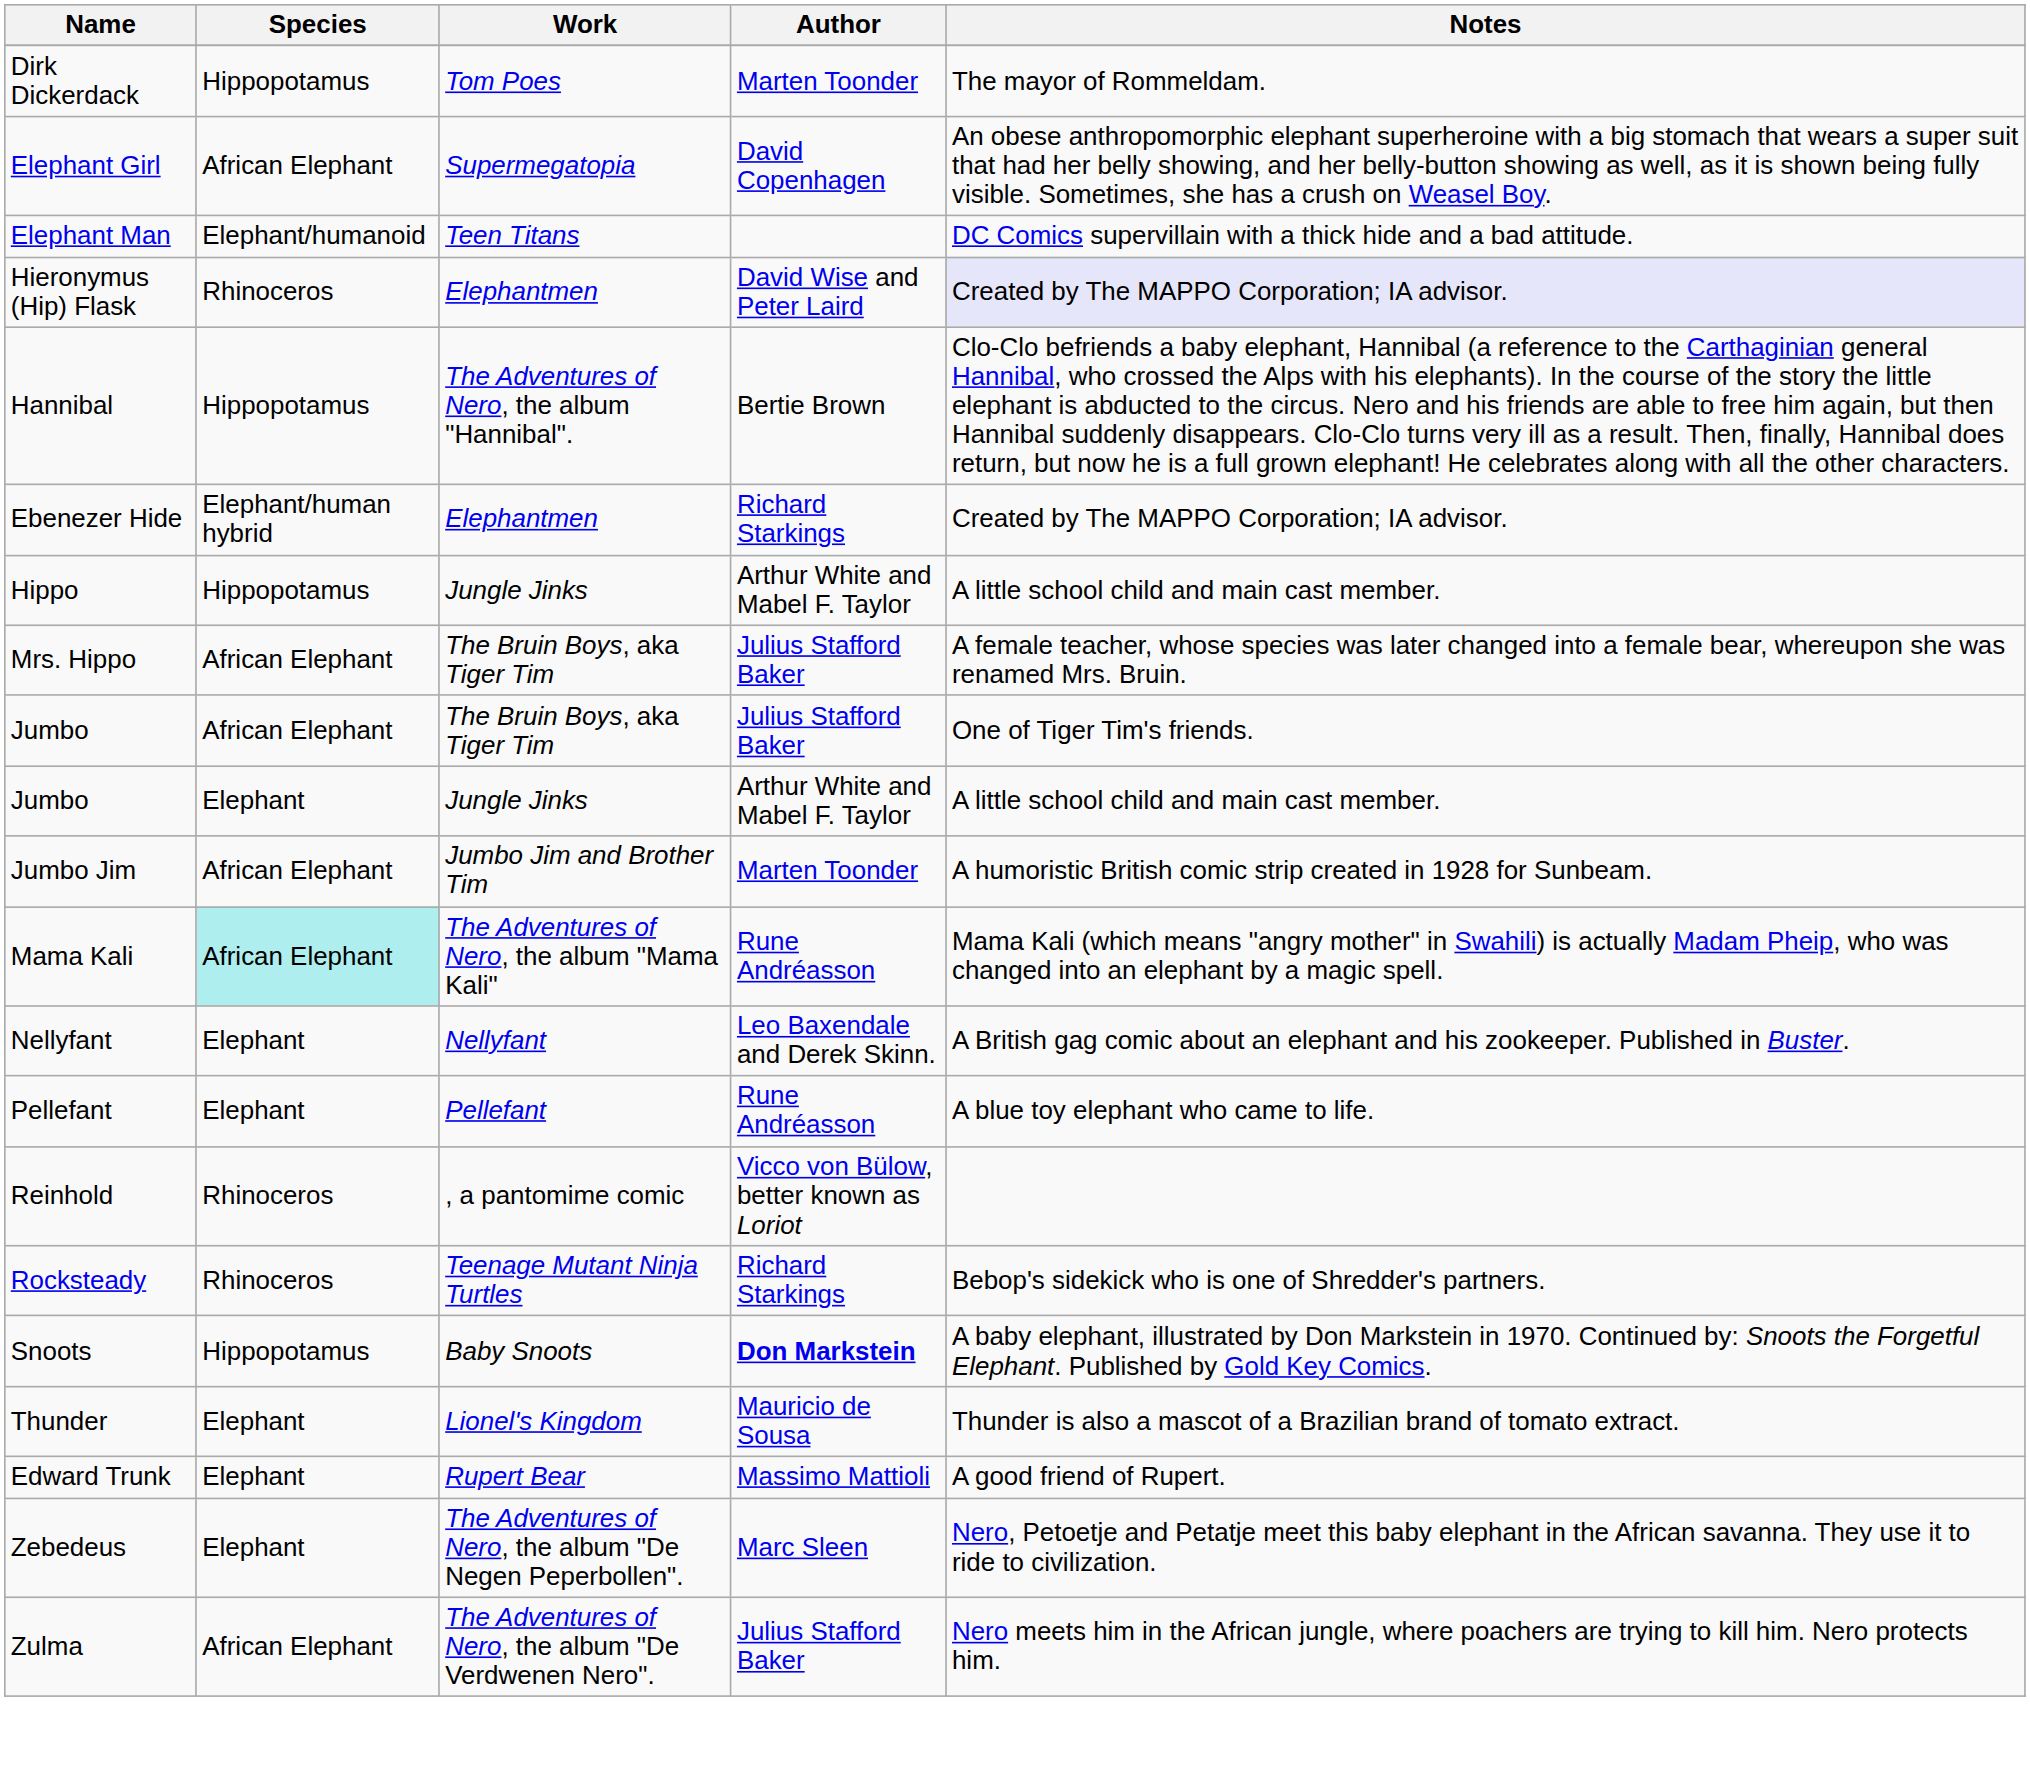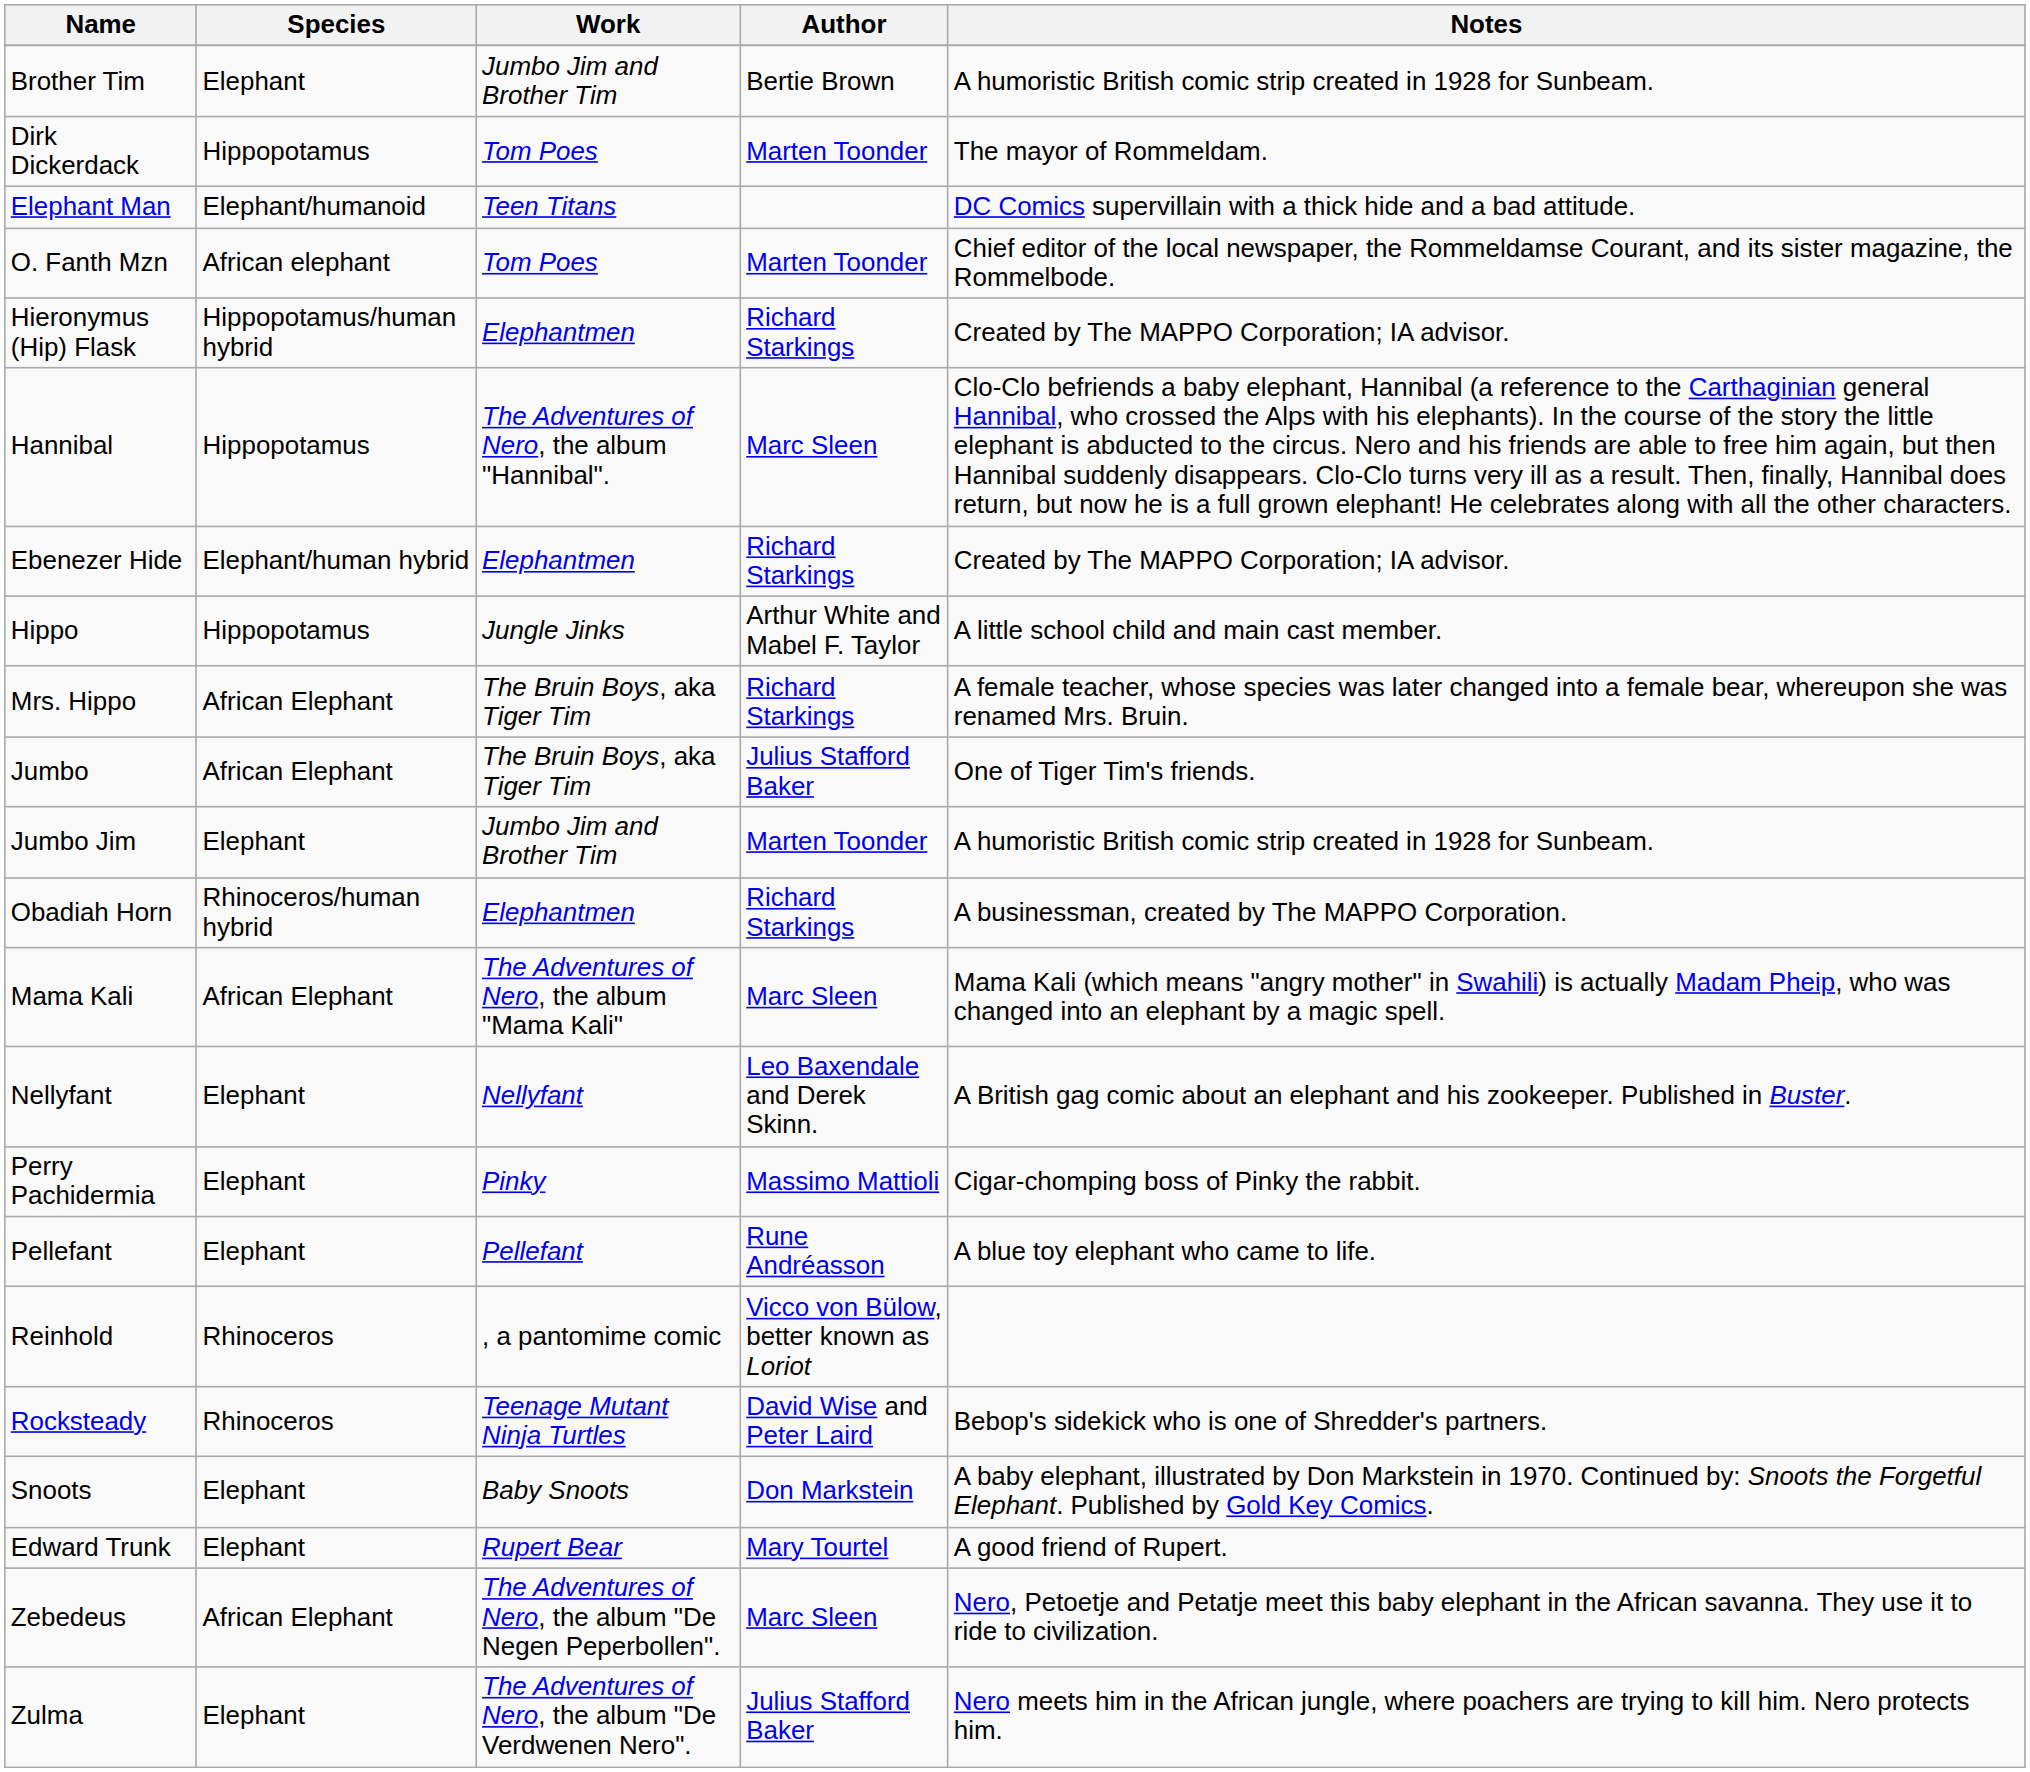+ row: (78, 80)
- row: (86, 165)
+ row: (89, 262)
(268, 291) Rhinoceros -> (329, 332) Hippopotamus/human hybrid
(828, 291) David Wise and Peter Laird -> (800, 332) Richard Starkings
(1230, 291) lavender background -> (1232, 332) no background
(811, 405) Bertie Brown -> (812, 446) Marc Sleen
(819, 660) Julius Stafford Baker -> (800, 701) Richard Starkings
- row: (50, 800)
(297, 870) African Elephant -> (254, 841) Elephant
+ row: (91, 912)
(297, 955) paleturquoise background -> (298, 996) no background
(806, 955) Rune Andréasson -> (812, 996) Marc Sleen
+ row: (83, 1181)
(791, 1280) Richard Starkings -> (837, 1421) David Wise and Peter Laird
(286, 1350) Hippopotamus -> (254, 1491) Elephant
(826, 1350) bold -> (830, 1491) normal
- row: (59, 1421)
(833, 1476) Massimo Mattioli -> (817, 1547) Mary Tourtel
(253, 1547) Elephant -> (298, 1617) African Elephant
(297, 1646) African Elephant -> (254, 1716) Elephant
